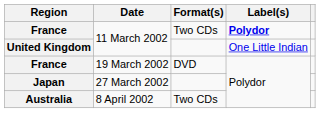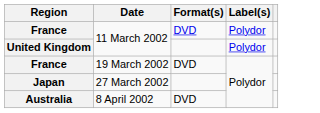(196, 30) Two CDs -> (185, 30) DVD
(249, 30) bold -> (247, 30) normal
(268, 47) One Little Indian -> (247, 47) Polydor
(196, 99) Two CDs -> (185, 99) DVD
